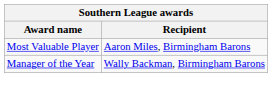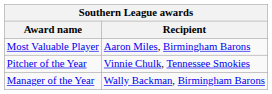+ row: (47, 64)
